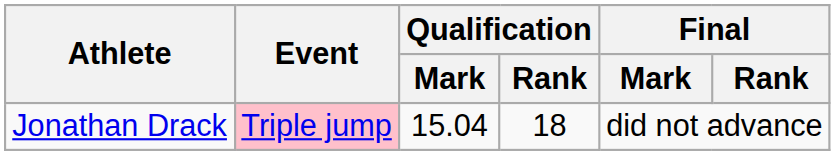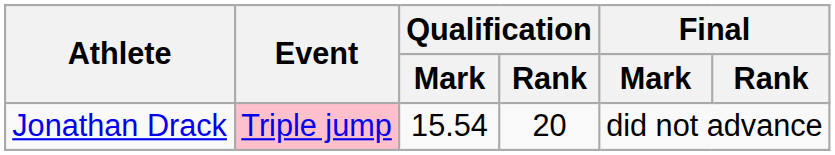(449, 127) 15.04 -> (449, 127) 15.54
(549, 127) 18 -> (549, 127) 20
